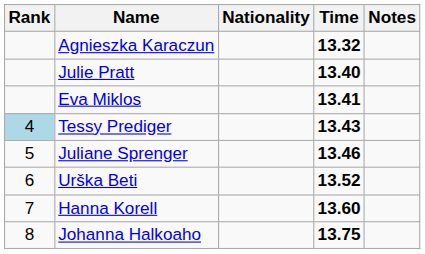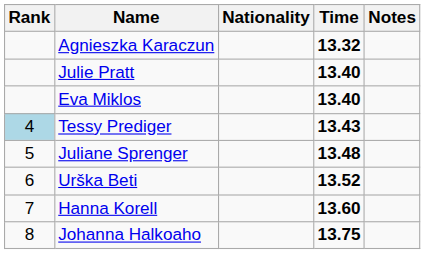(339, 99) 13.41 -> (339, 99) 13.40
(339, 153) 13.46 -> (339, 153) 13.48
